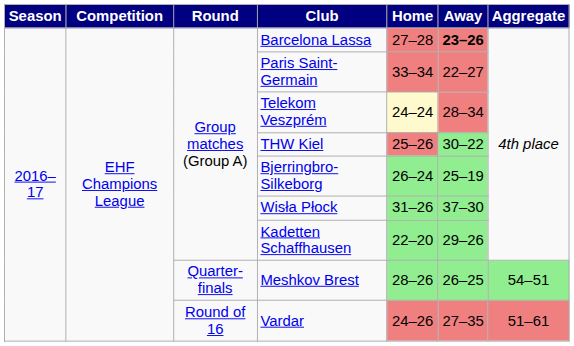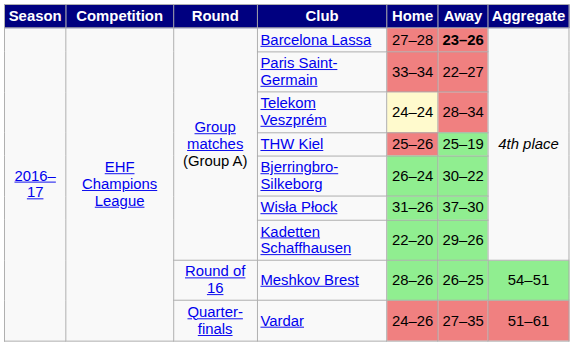(463, 144) 30–22 -> (463, 144) 25–19
(463, 176) 25–19 -> (463, 176) 30–22
(215, 280) Quarter-finals -> (215, 280) Round of 16
(215, 320) Round of 16 -> (215, 320) Quarter-finals
